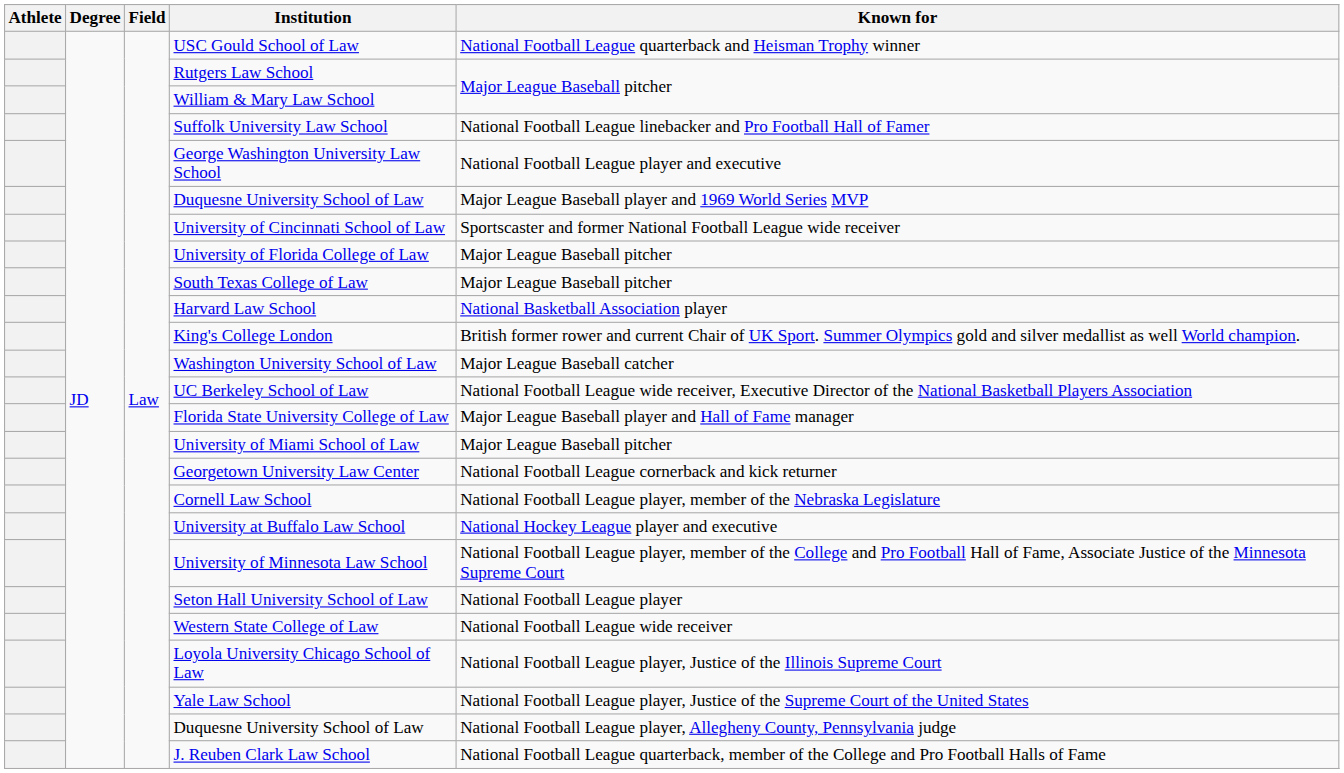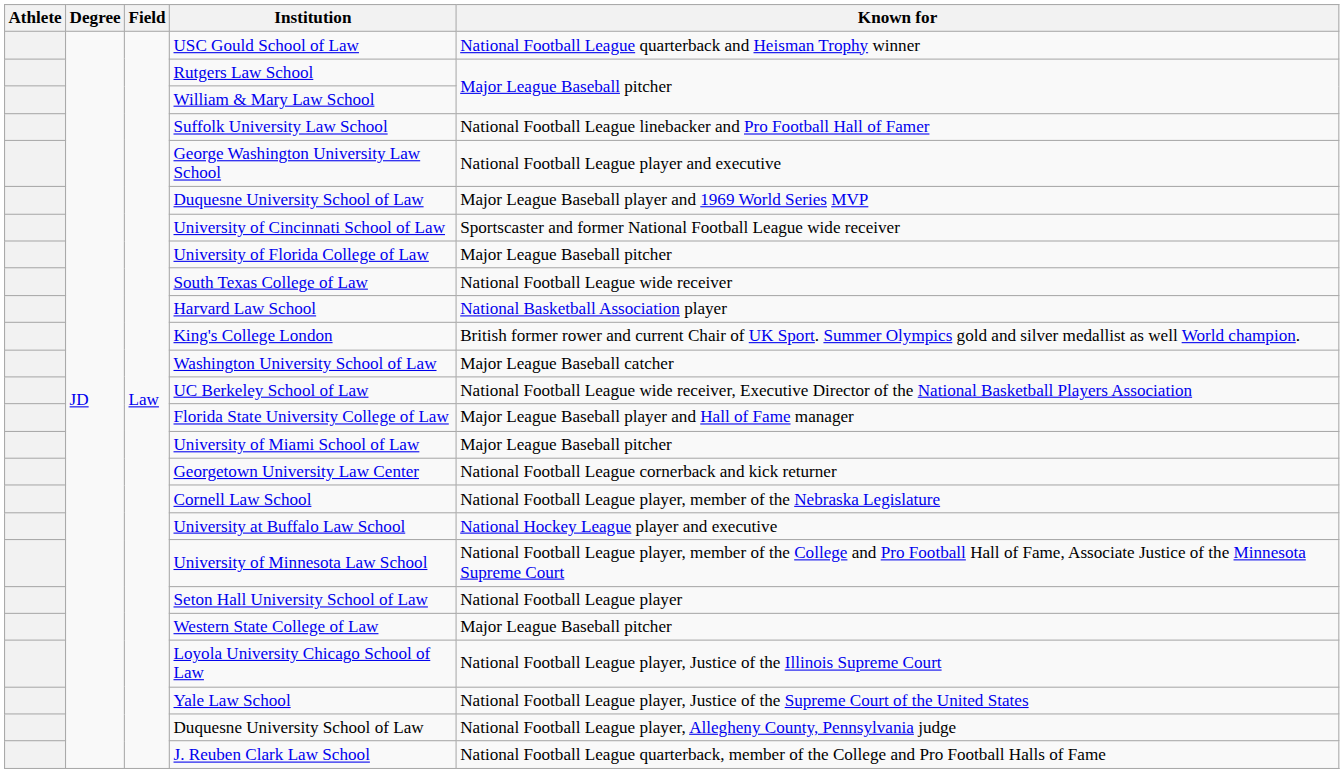(566, 281) Major League Baseball pitcher -> (596, 281) National Football League wide receiver
(596, 626) National Football League wide receiver -> (566, 626) Major League Baseball pitcher
